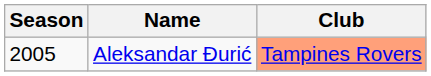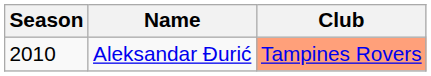(33, 53) 2005 -> (33, 53) 2010
